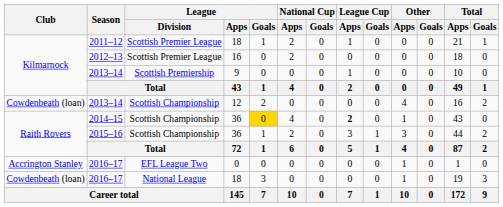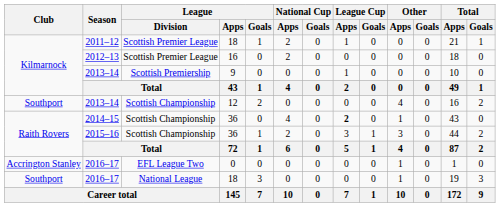(46, 103) Cowdenbeath (loan) -> (44, 103) Southport
(263, 118) gold background -> (260, 118) no background
(46, 179) Cowdenbeath (loan) -> (44, 179) Southport
